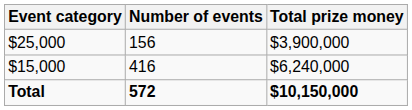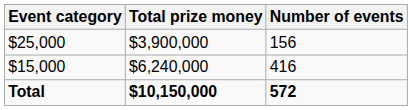columns swapped: (196, 17) <-> (337, 17)
